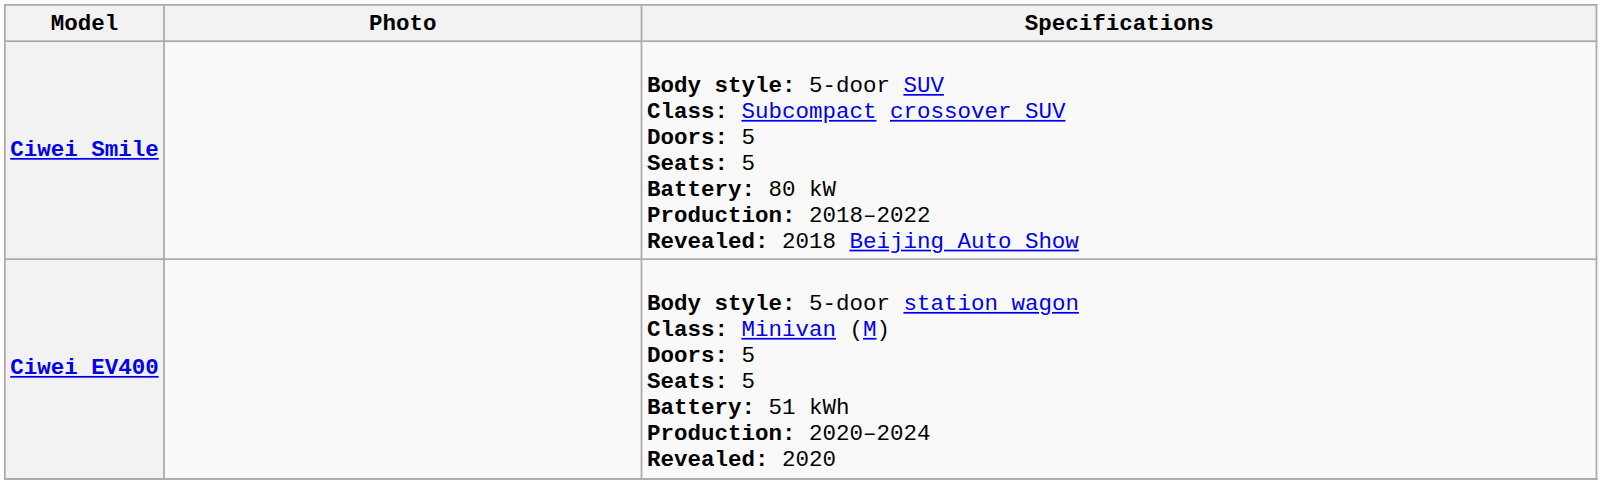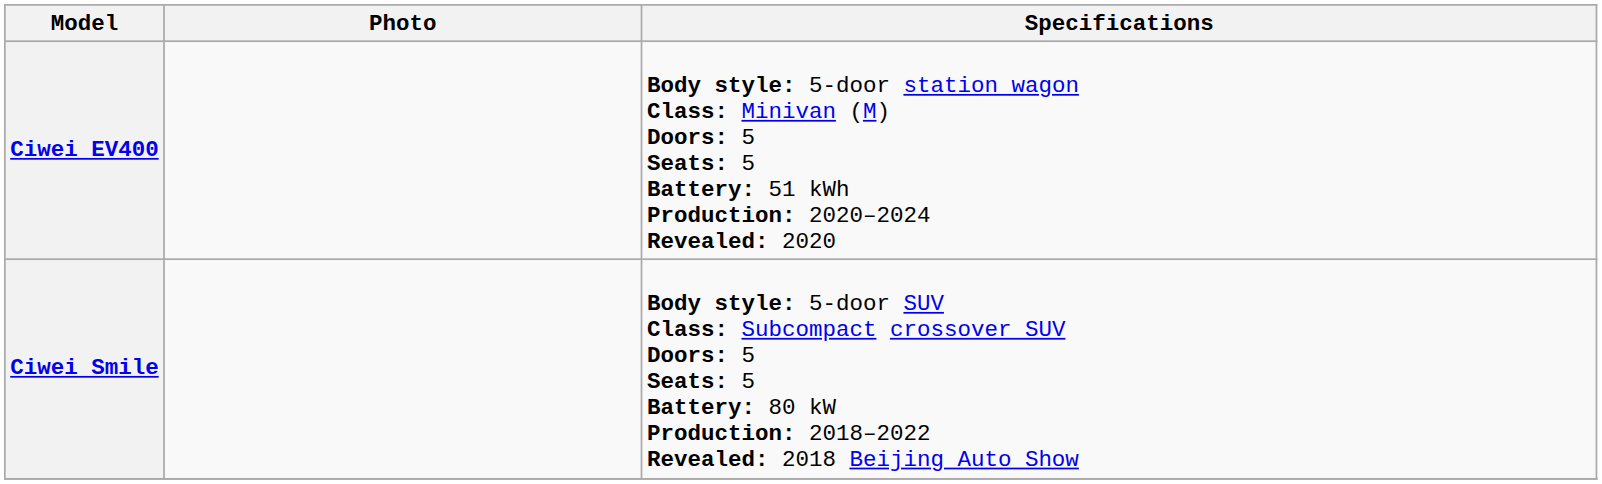rows swapped: (84, 369) <-> (84, 151)
